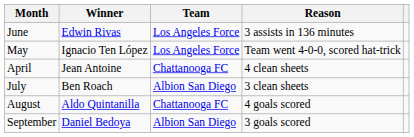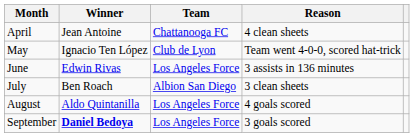rows swapped: (19, 68) <-> (18, 31)
(196, 50) Los Angeles Force -> (184, 50) Club de Lyon
(190, 104) Chattanooga FC -> (196, 104) Los Angeles Force
(96, 123) normal -> (97, 123) bold
(194, 123) Albion San Diego -> (196, 123) Los Angeles Force
